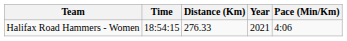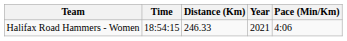(198, 28) 276.33 -> (198, 28) 246.33
